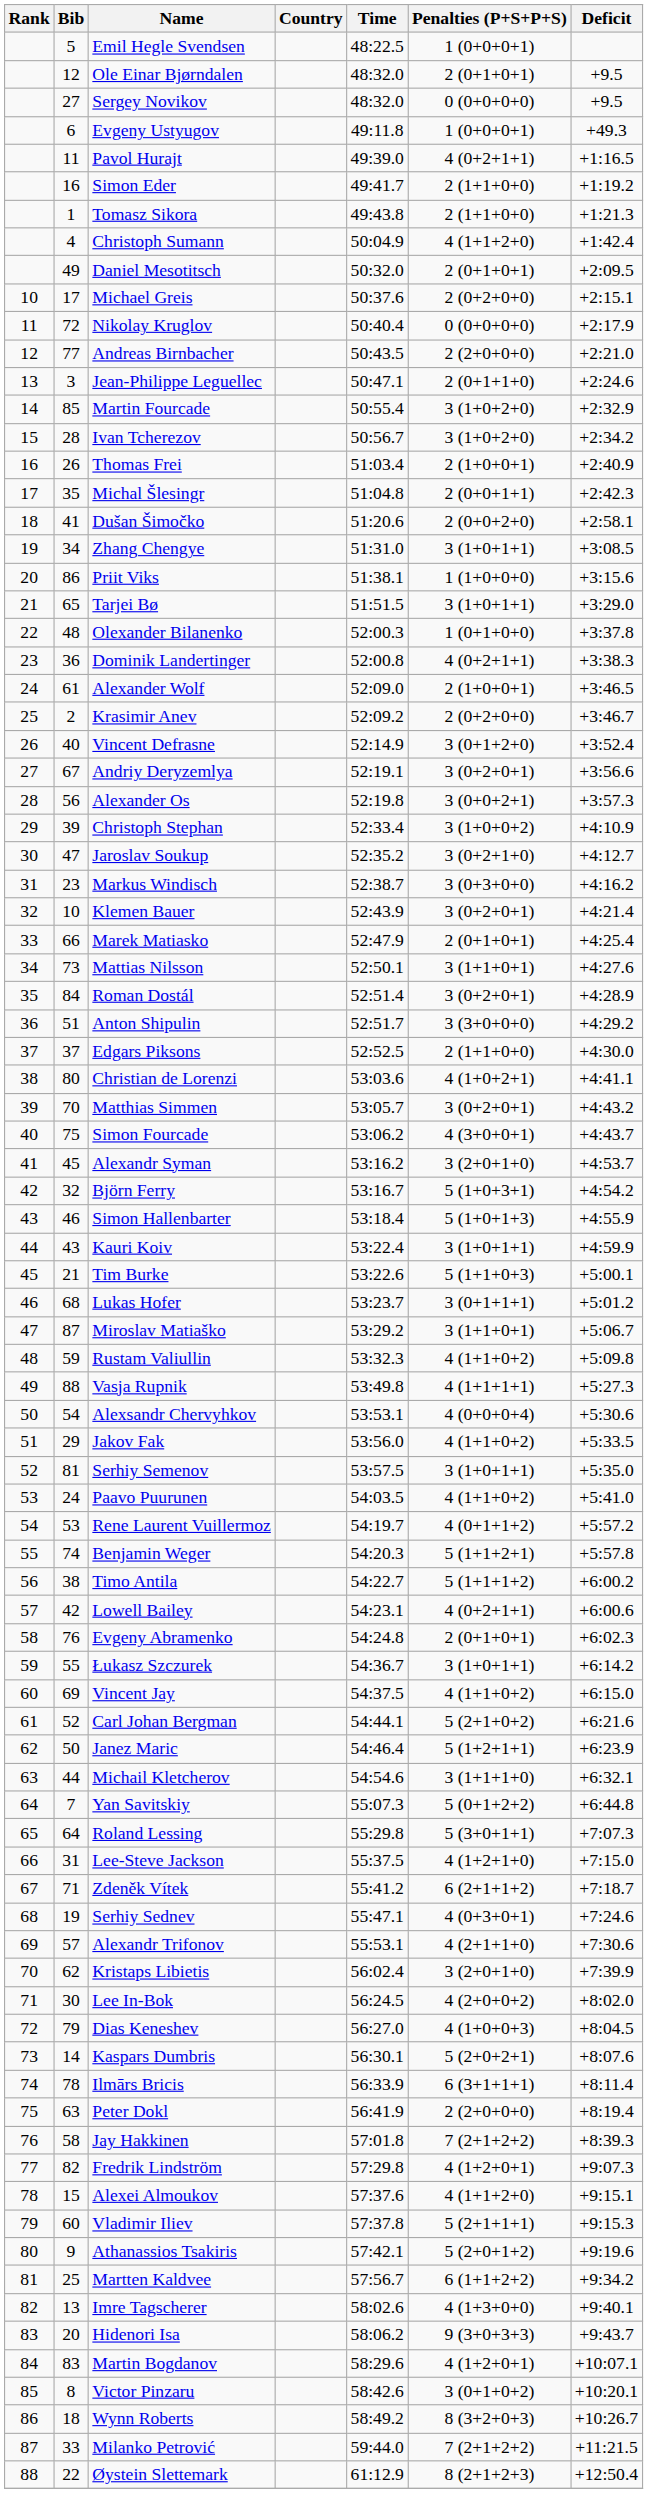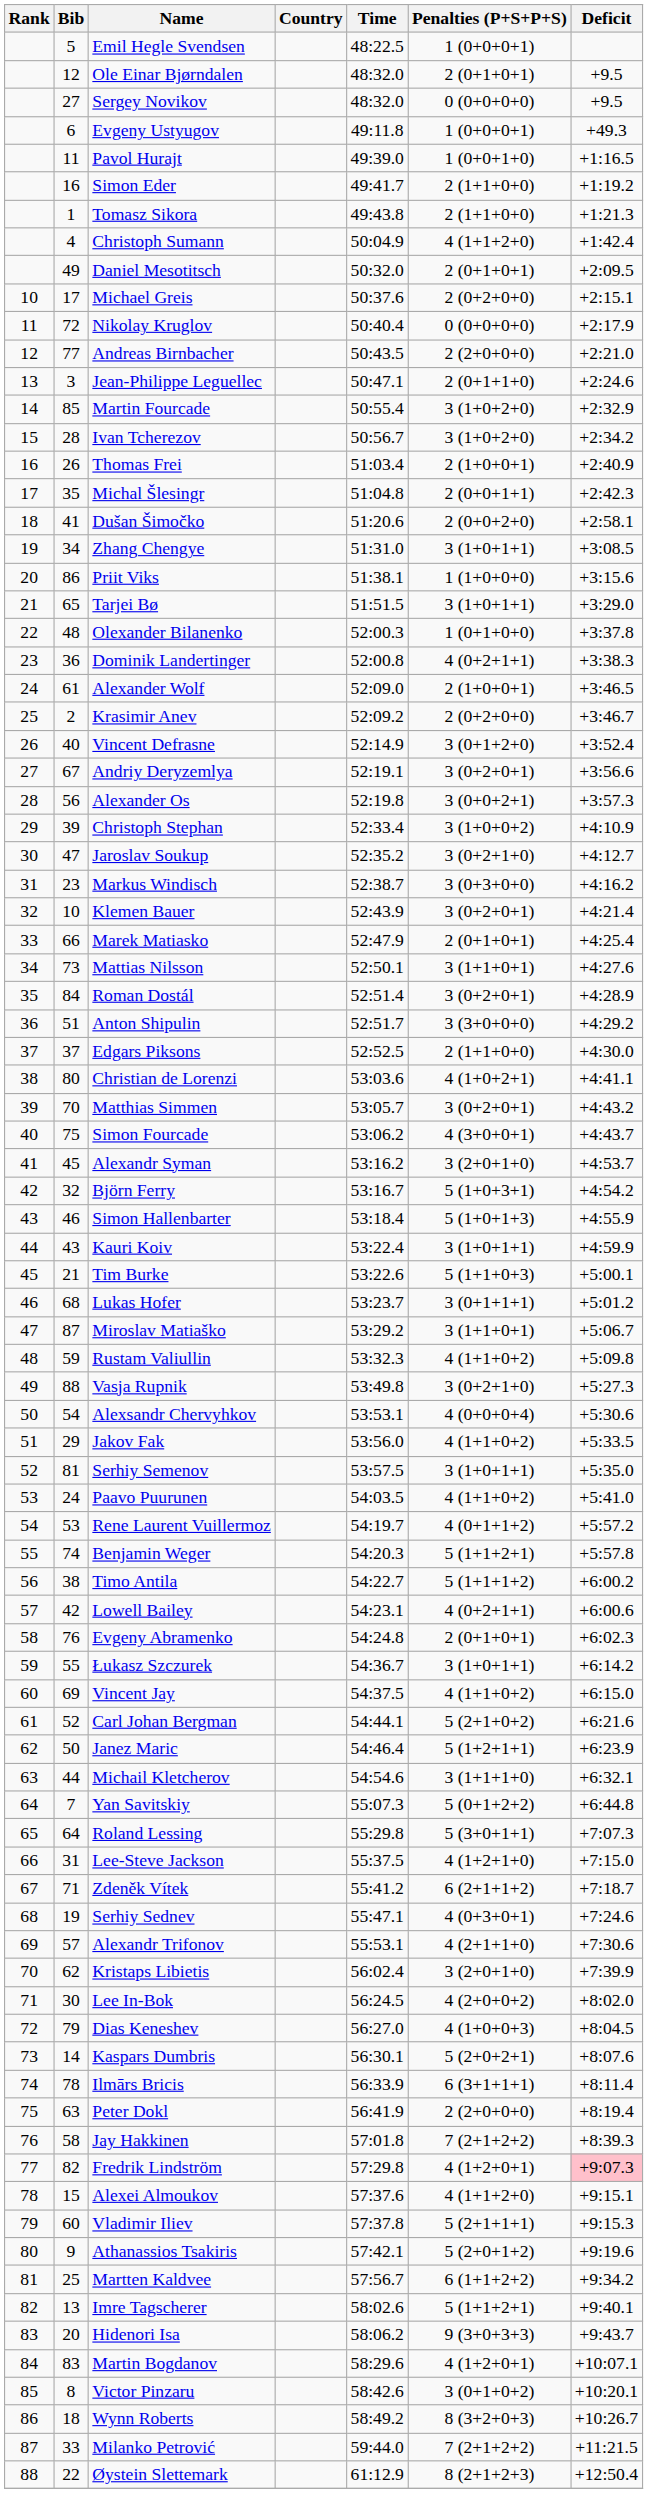(489, 158) 4 (0+2+1+1) -> (489, 158) 1 (0+0+1+0)
(489, 1386) 4 (1+1+1+1) -> (489, 1386) 3 (0+2+1+0)
(606, 2167) no background -> (606, 2167) pink background
(489, 2307) 4 (1+3+0+0) -> (489, 2307) 5 (1+1+2+1)
